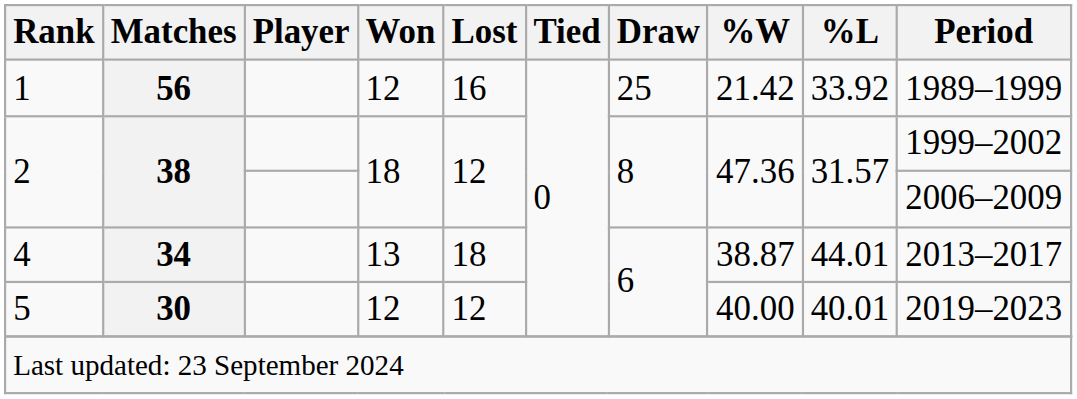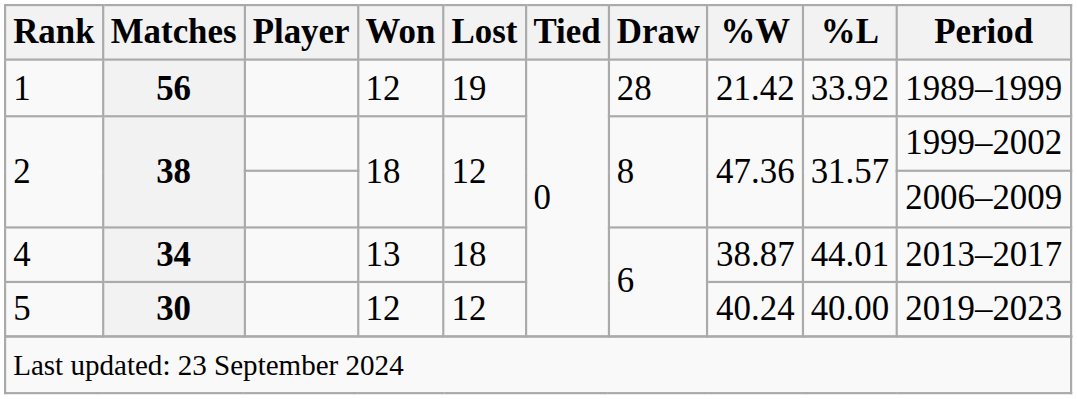(469, 87) 16 -> (469, 87) 19
(634, 87) 25 -> (634, 87) 28
(755, 308) 40.00 -> (755, 308) 40.24
(850, 308) 40.01 -> (850, 308) 40.00
